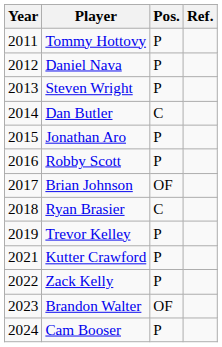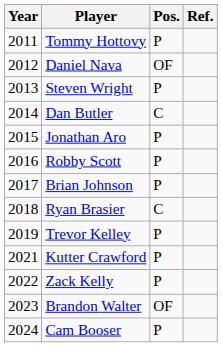(157, 64) P -> (163, 64) OF
(163, 185) OF -> (157, 185) P
